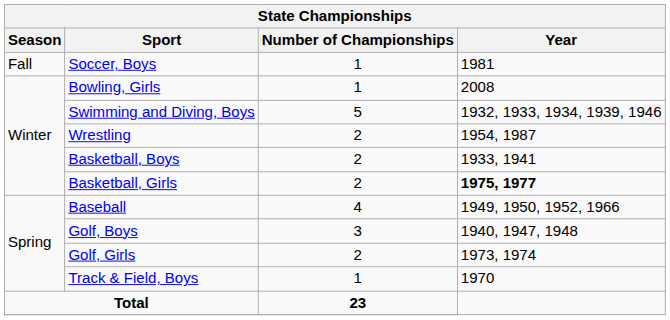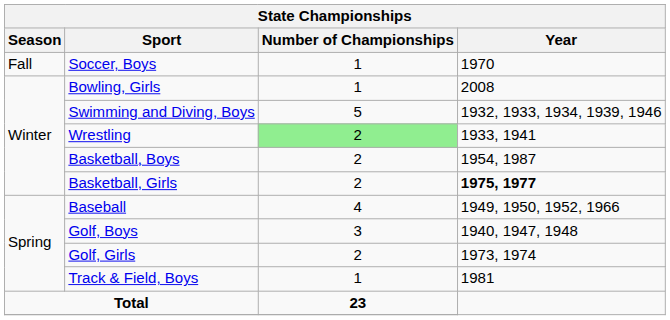(478, 64) 1981 -> (478, 64) 1970
(358, 135) no background -> (358, 135) lightgreen background
(498, 135) 1954, 1987 -> (498, 135) 1933, 1941
(498, 159) 1933, 1941 -> (498, 159) 1954, 1987
(478, 278) 1970 -> (478, 278) 1981
